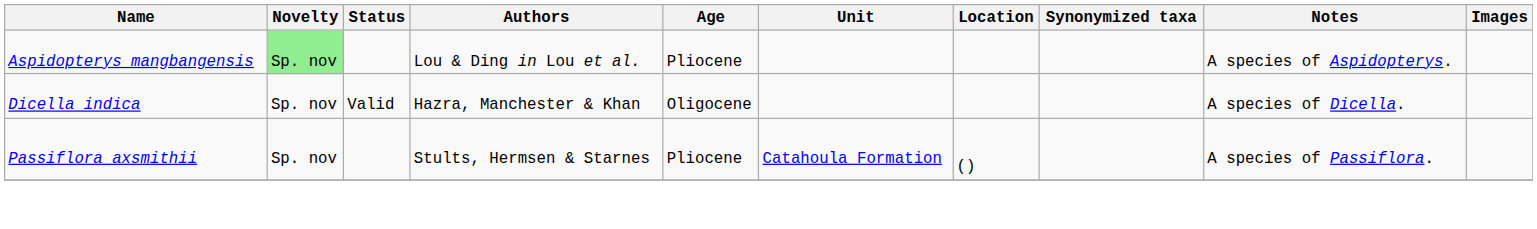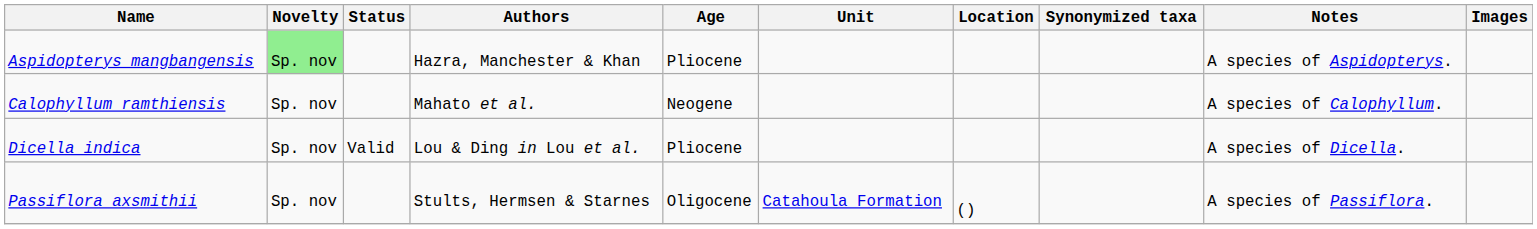(527, 61) Lou & Ding in Lou et al. -> (527, 61) Hazra, Manchester & Khan
+ row: (117, 105)
(527, 105) Hazra, Manchester & Khan -> (527, 149) Lou & Ding in Lou et al.
(709, 105) Oligocene -> (704, 149) Pliocene
(704, 158) Pliocene -> (709, 202) Oligocene
